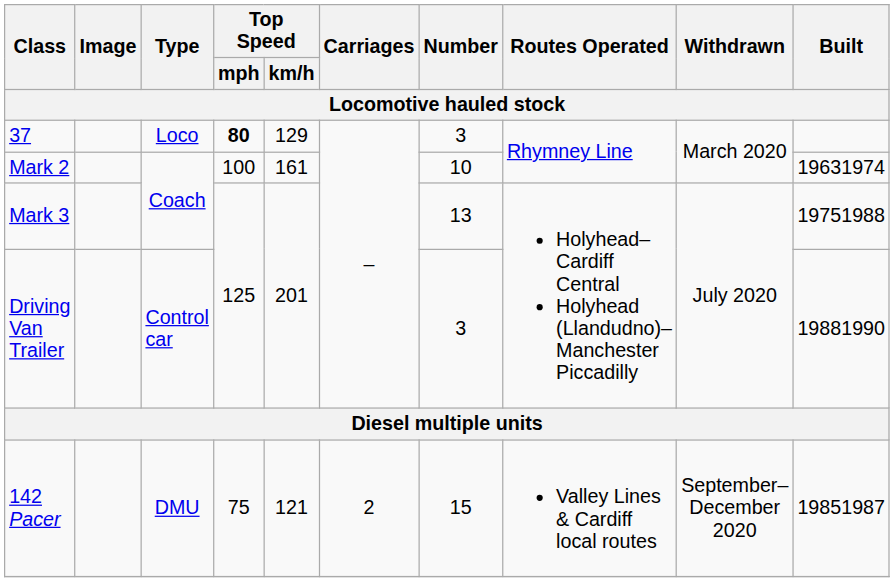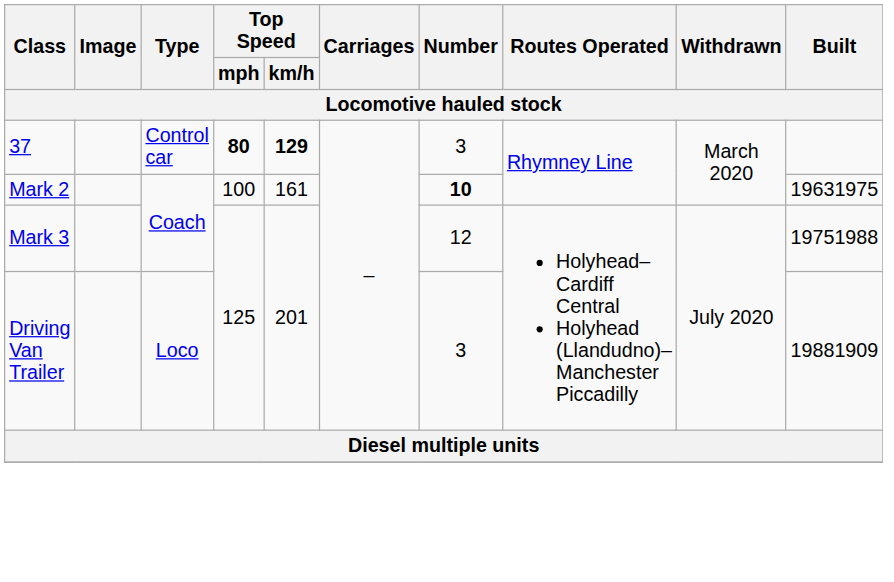(177, 135) Loco -> (177, 146) Control car
(292, 135) normal -> (292, 146) bold
(461, 167) normal -> (461, 189) bold
(841, 167) 19631974 -> (834, 189) 19631975
(461, 215) 13 -> (461, 237) 12
(177, 328) Control car -> (177, 350) Loco
(841, 328) 19881990 -> (834, 350) 19881909
- row: (35, 507)
